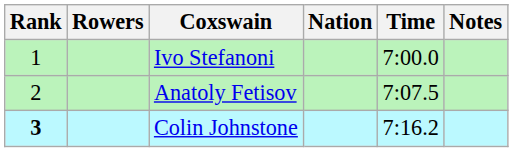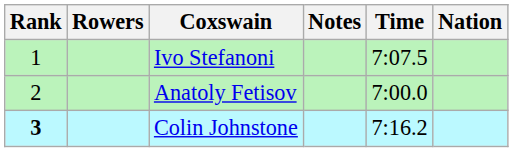columns swapped: (340, 22) <-> (476, 22)
(411, 57) 7:00.0 -> (400, 57) 7:07.5
(411, 92) 7:07.5 -> (400, 92) 7:00.0
